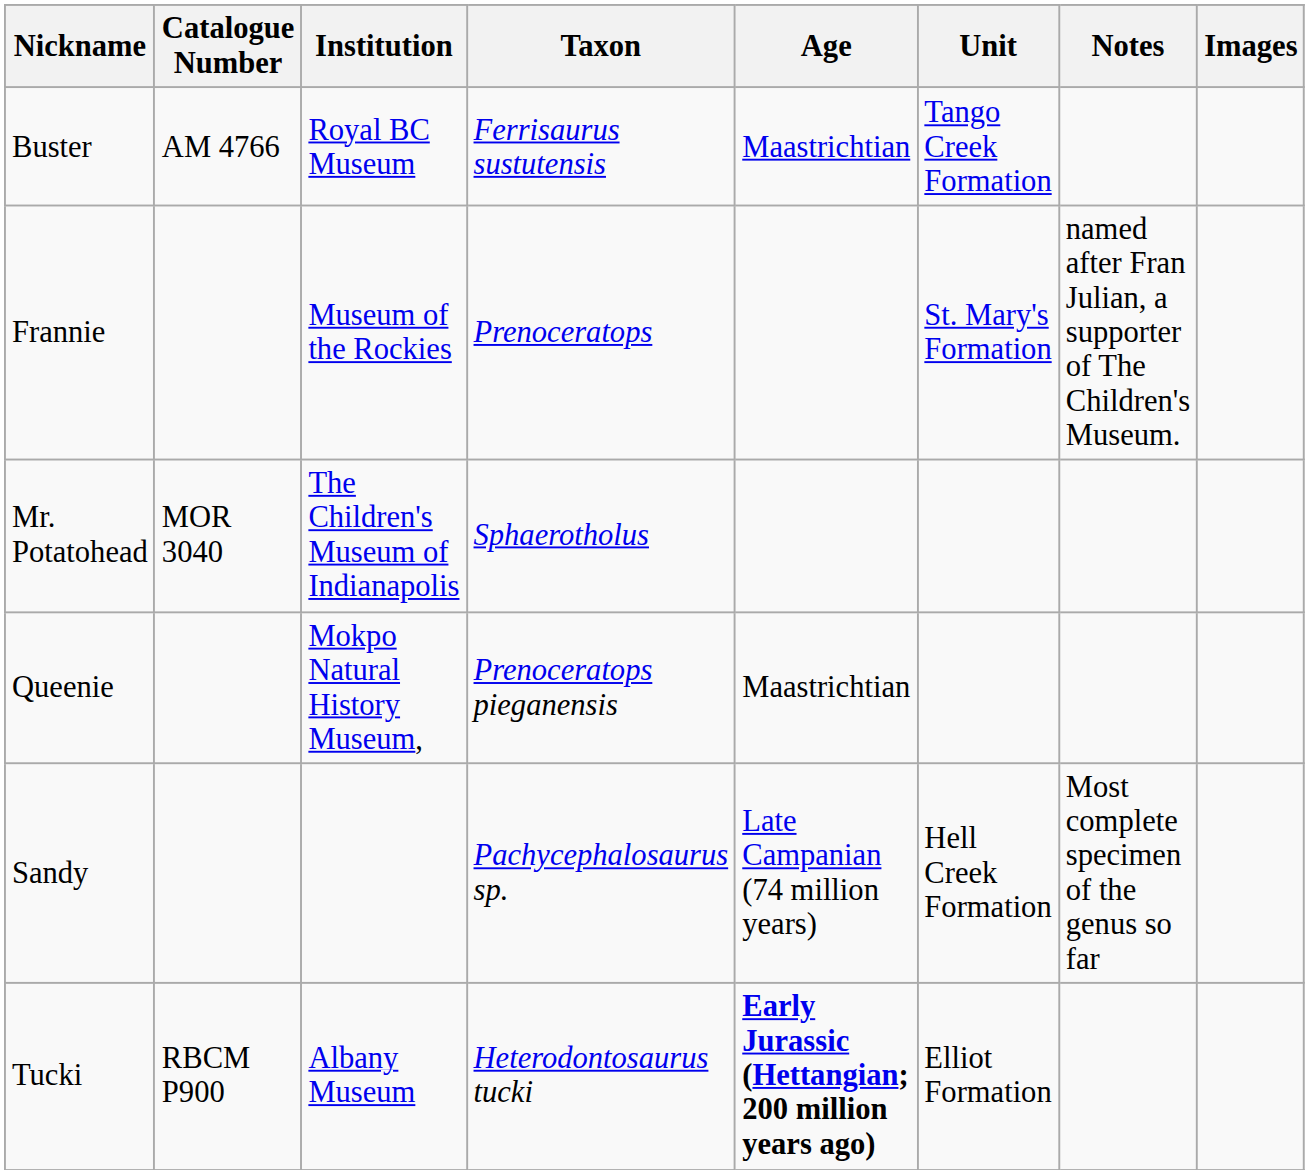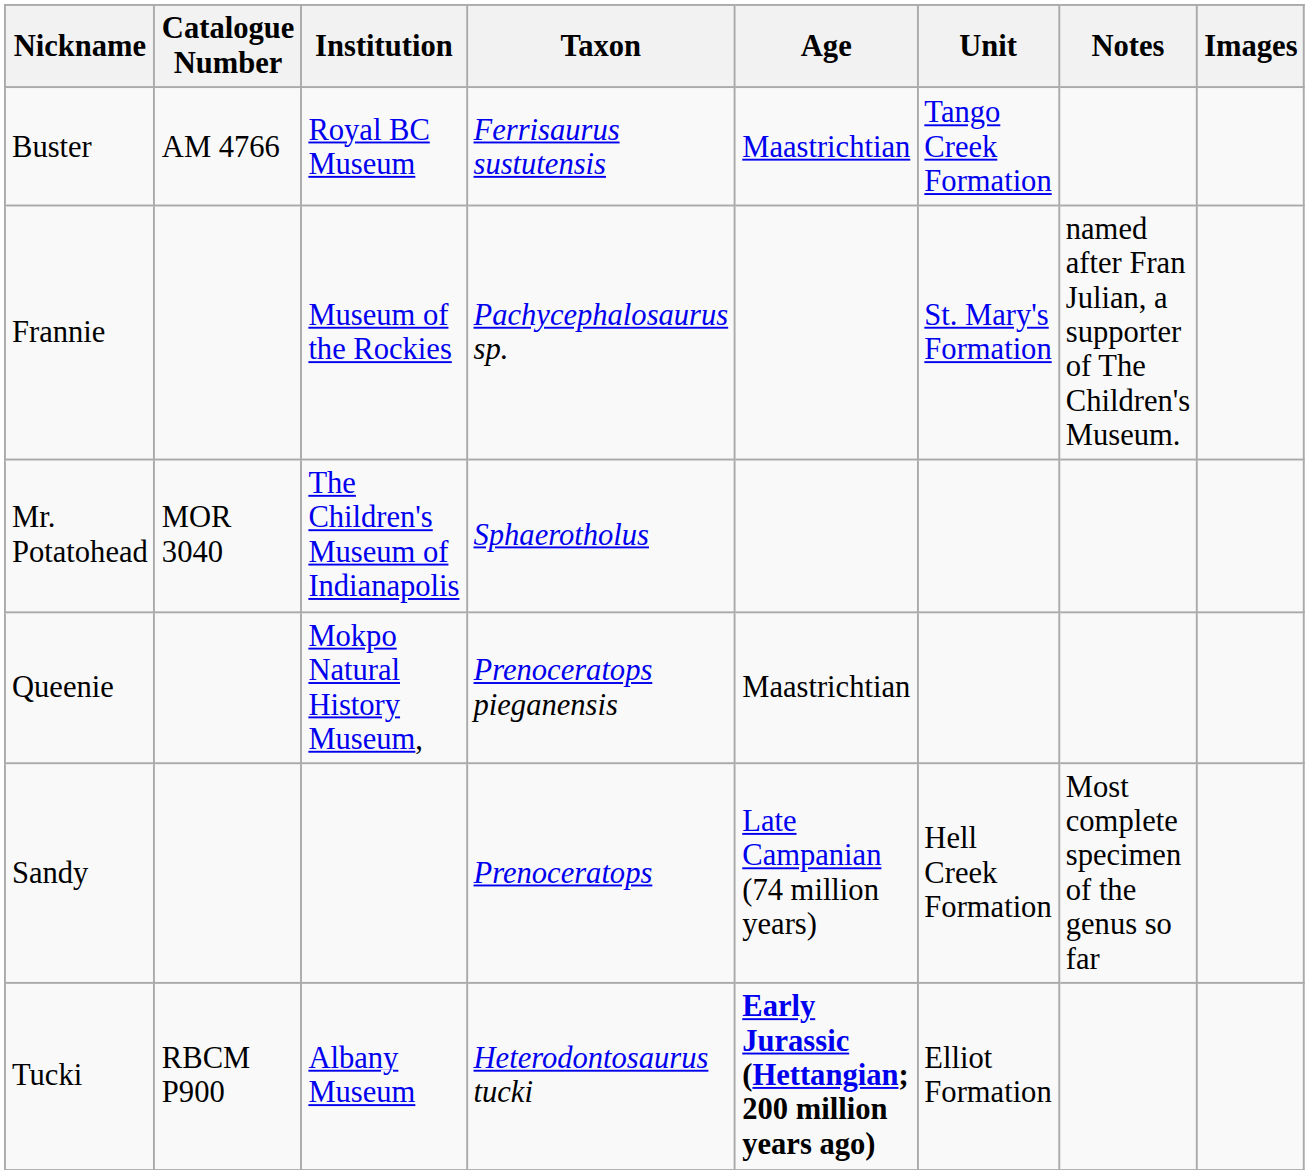(563, 331) Prenoceratops -> (601, 331) Pachycephalosaurus sp.
(601, 872) Pachycephalosaurus sp. -> (563, 872) Prenoceratops
